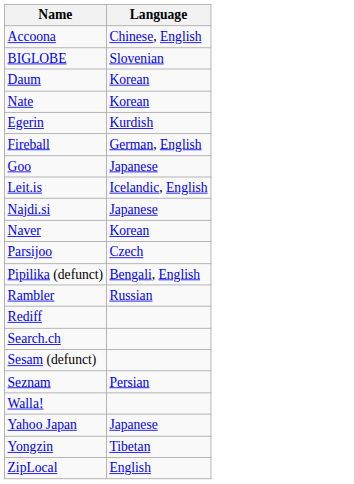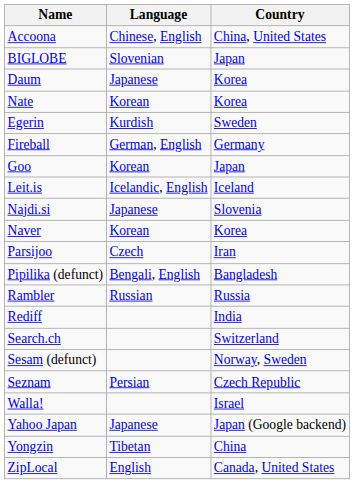+ column: (280, 15)
(129, 79) Korean -> (134, 79) Japanese
(134, 166) Japanese -> (129, 166) Korean
